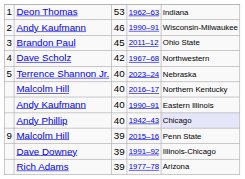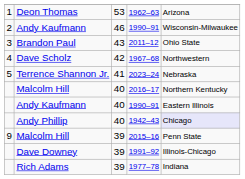(176, 12) Indiana -> (176, 12) Arizona
(119, 43) 45 -> (119, 43) 43
(119, 74) 40 -> (119, 74) 41
(176, 167) Arizona -> (176, 167) Indiana
